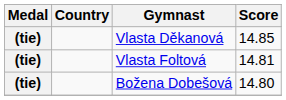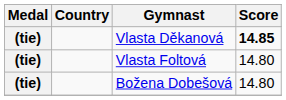(257, 38) normal -> (257, 38) bold
(257, 60) 14.81 -> (257, 60) 14.80
